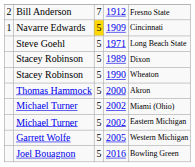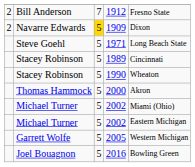(9, 28) 1 -> (9, 28) 2
(147, 28) Cincinnati -> (140, 28) Dixon
(140, 59) Dixon -> (147, 59) Cincinnati
